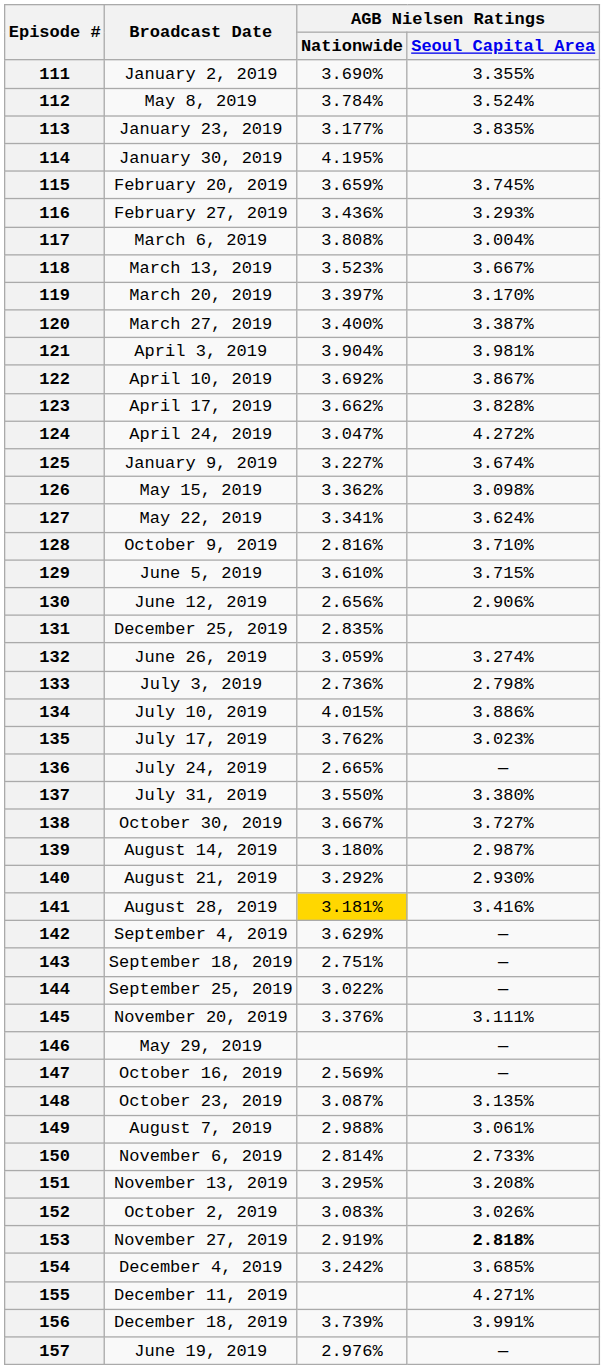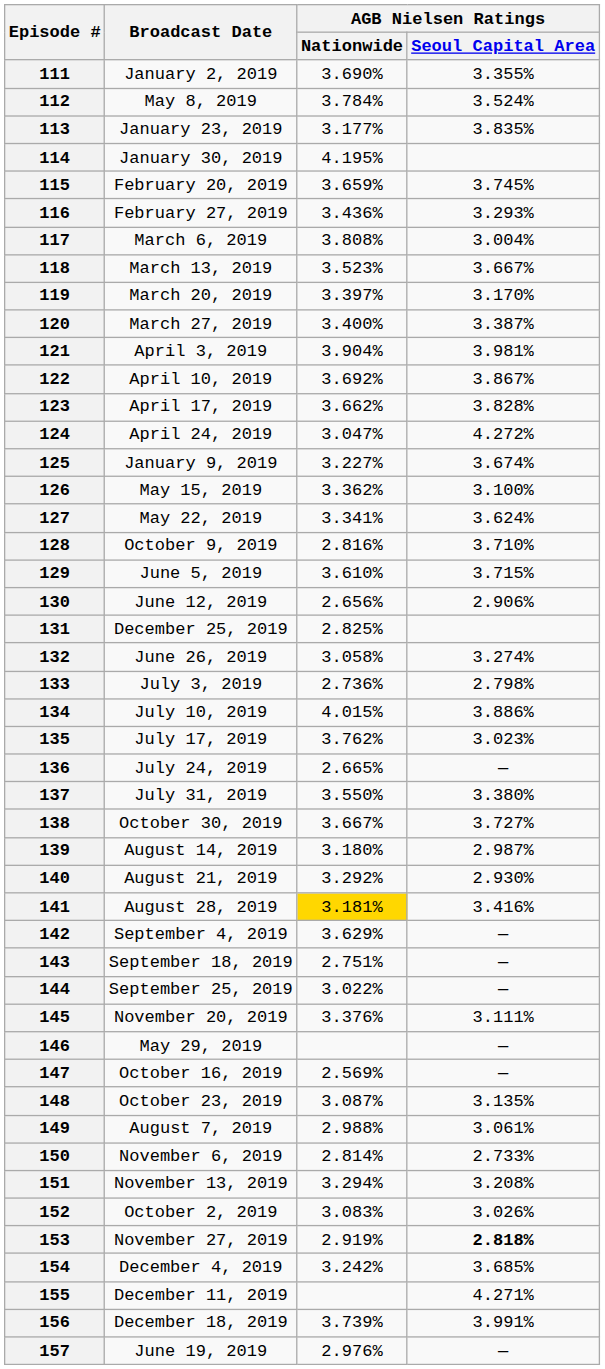(503, 490) 3.098% -> (503, 490) 3.100%
(352, 629) 2.835% -> (352, 629) 2.825%
(352, 657) 3.059% -> (352, 657) 3.058%
(352, 1184) 3.295% -> (352, 1184) 3.294%
